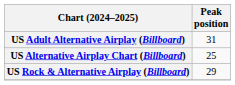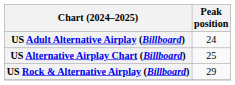(211, 39) 31 -> (211, 39) 24
